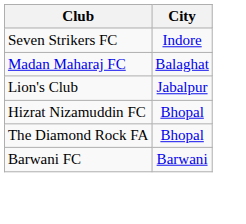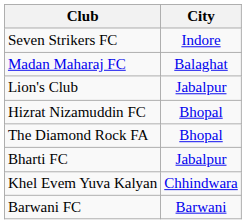+ row: (38, 159)
+ row: (83, 183)
